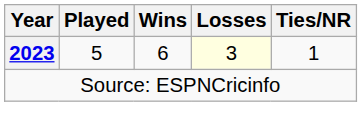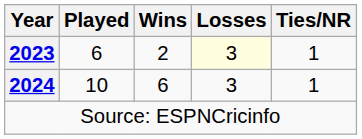(97, 52) 5 -> (97, 52) 6
(163, 52) 6 -> (163, 52) 2
+ row: (32, 85)
